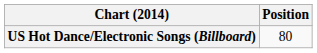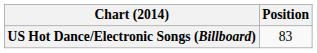(286, 36) 80 -> (286, 36) 83
